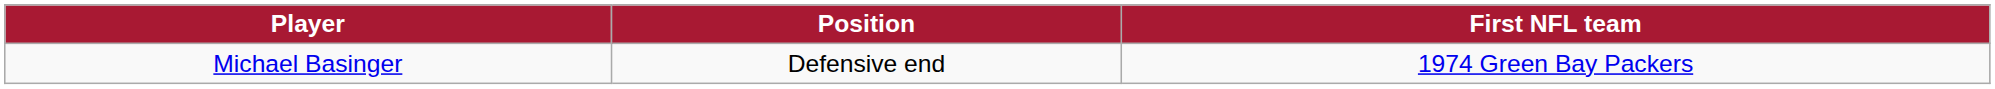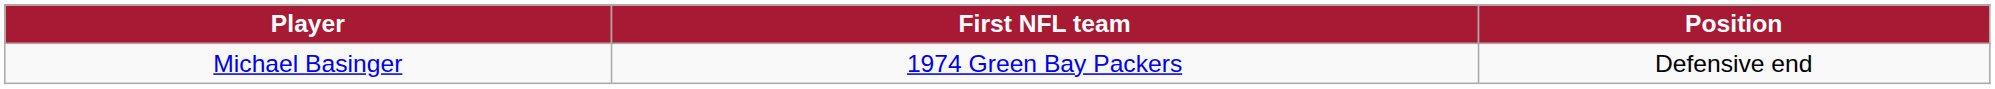columns swapped: (866, 24) <-> (1556, 24)
